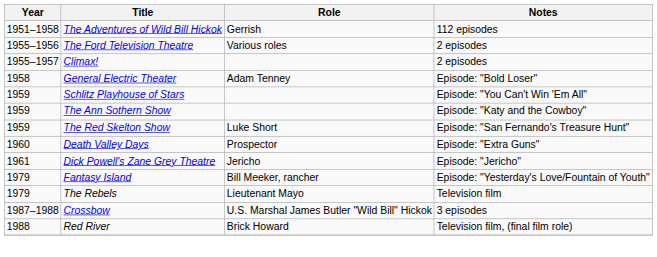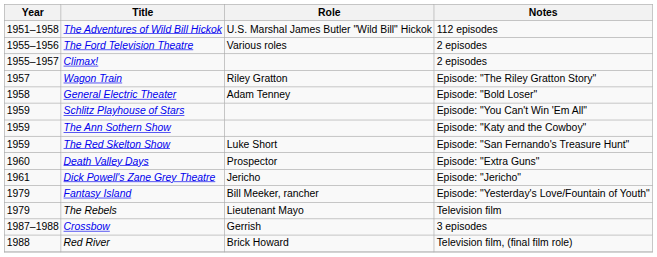(244, 29) Gerrish -> (329, 29) U.S. Marshal James Butler "Wild Bill" Hickok
+ row: (93, 78)
(329, 210) U.S. Marshal James Butler "Wild Bill" Hickok -> (244, 227) Gerrish
